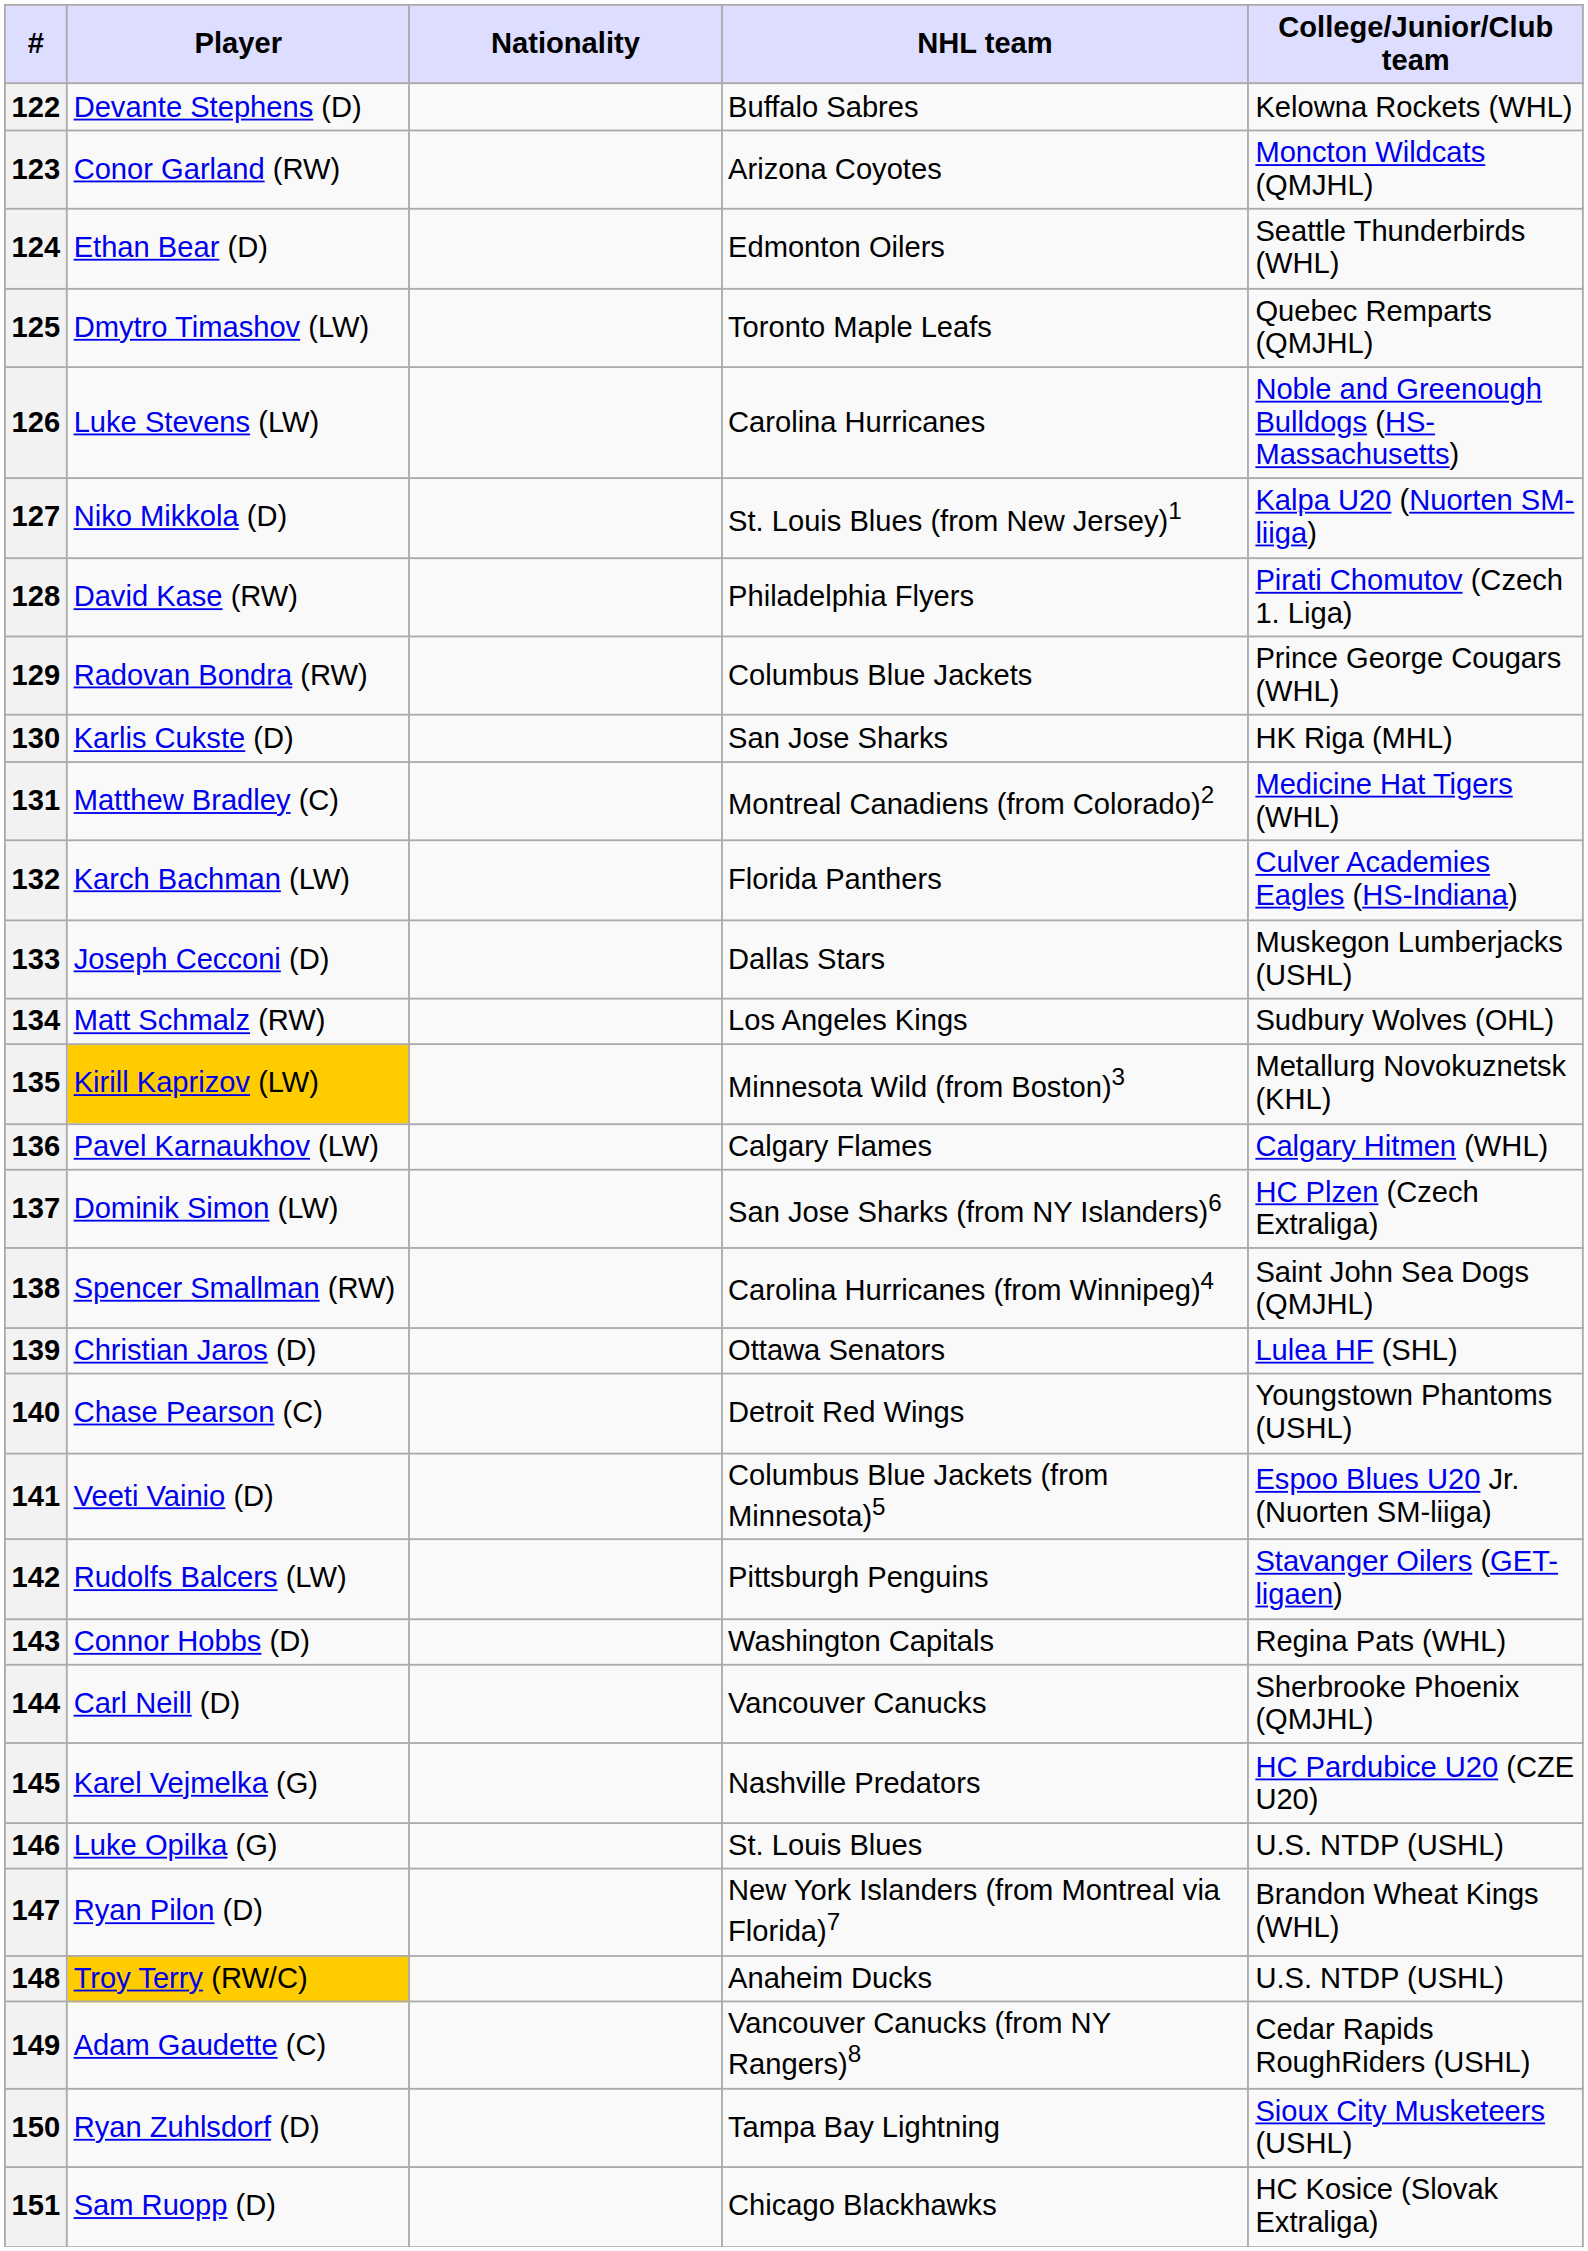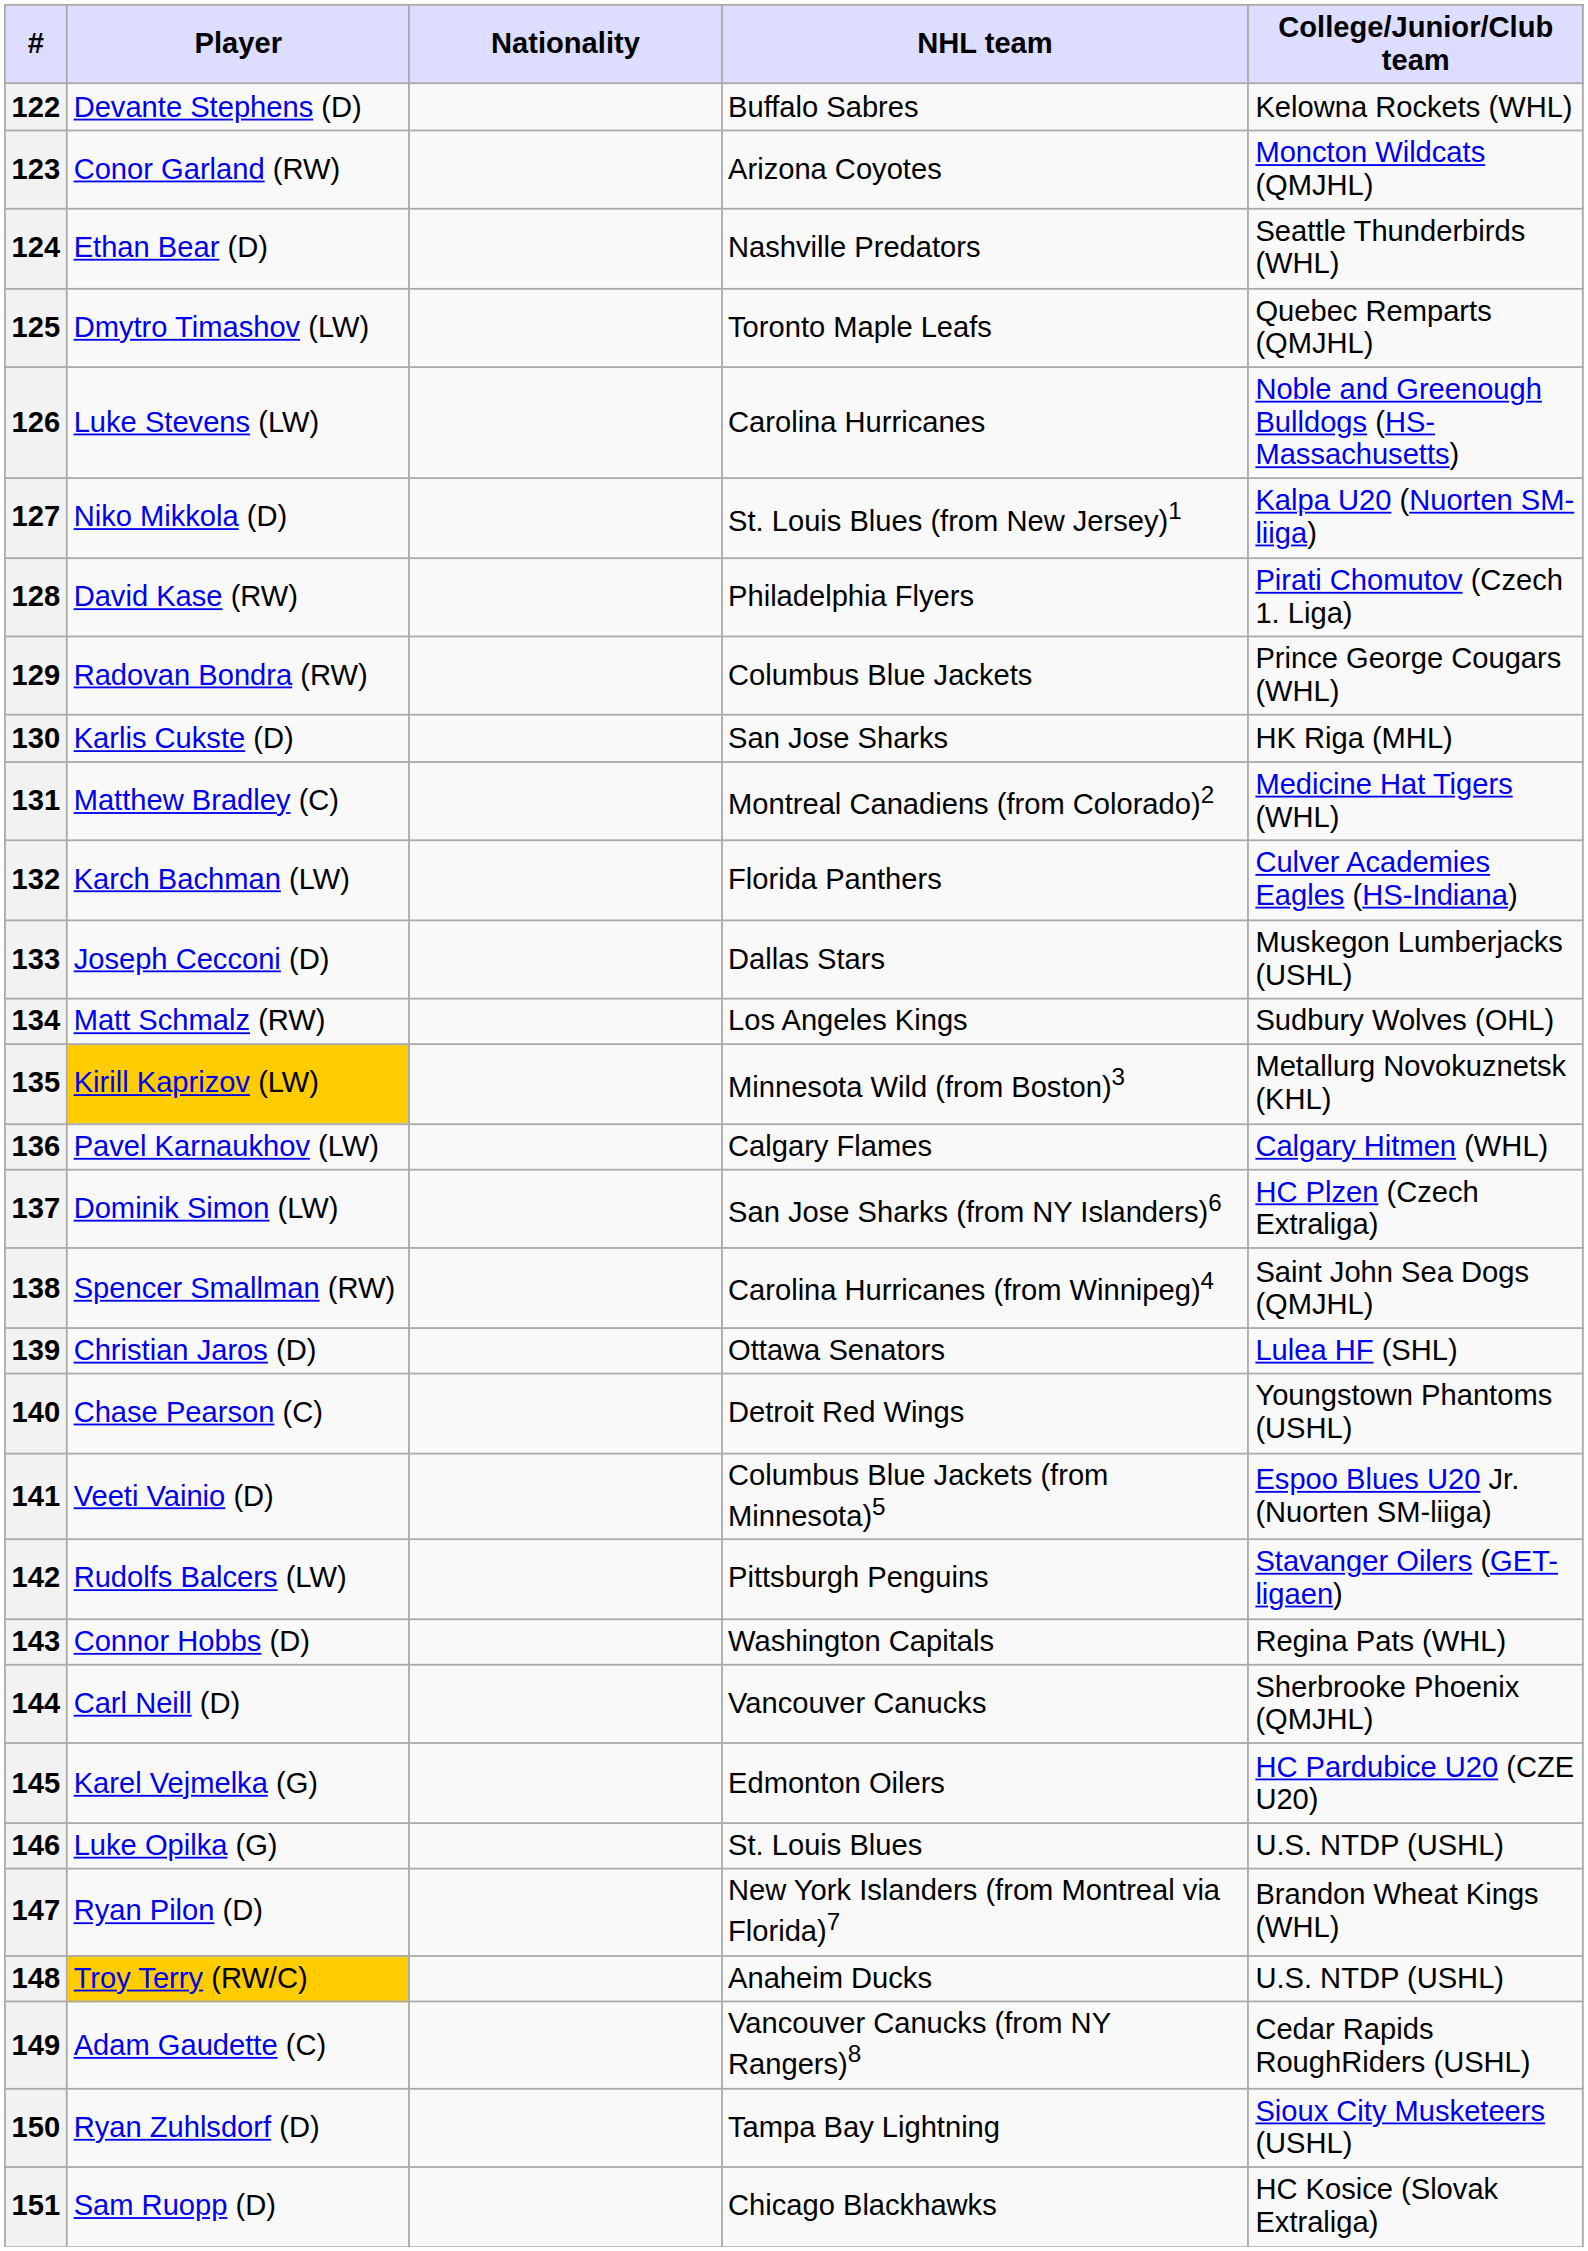(836, 248) Edmonton Oilers -> (854, 248) Nashville Predators
(854, 1782) Nashville Predators -> (836, 1782) Edmonton Oilers
